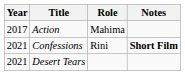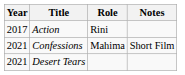(108, 29) Mahima -> (99, 29) Rini
(99, 45) Rini -> (108, 45) Mahima
(154, 45) bold -> (152, 45) normal
